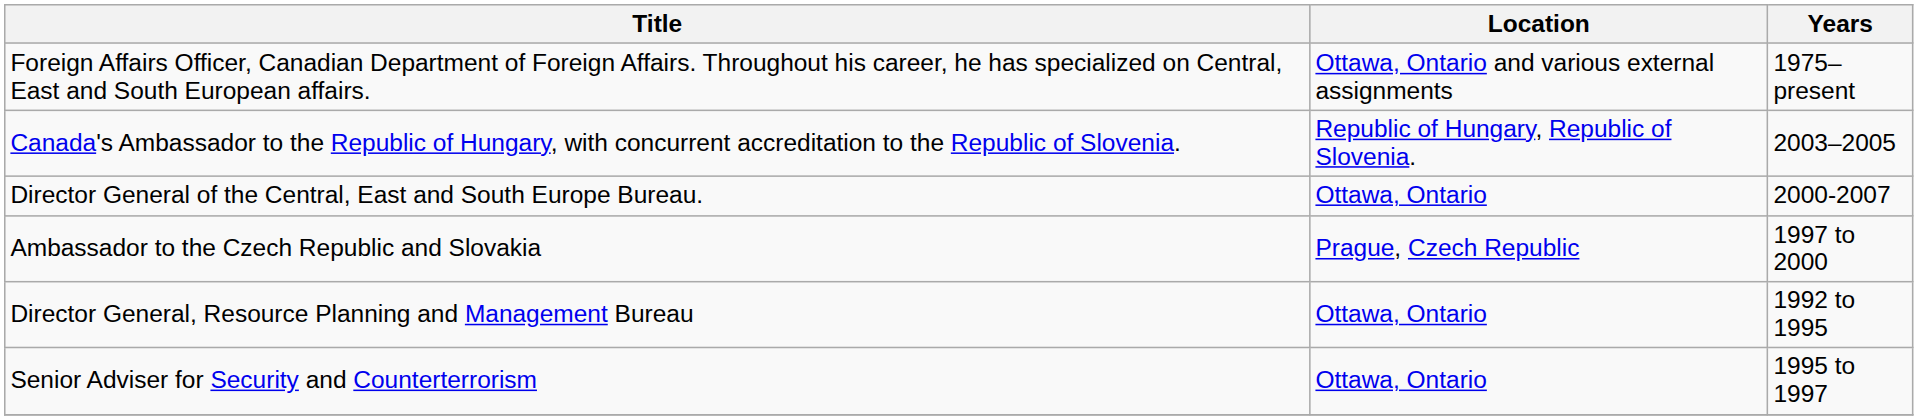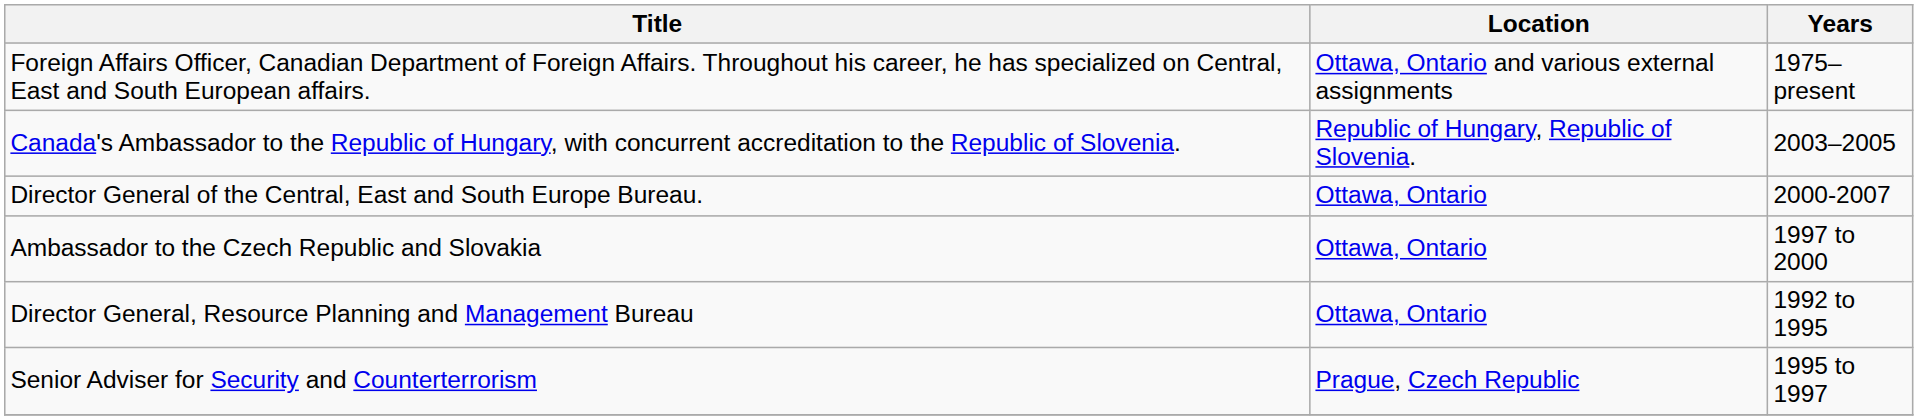(1447, 248) Prague, Czech Republic -> (1401, 248) Ottawa, Ontario
(1401, 380) Ottawa, Ontario -> (1447, 380) Prague, Czech Republic
